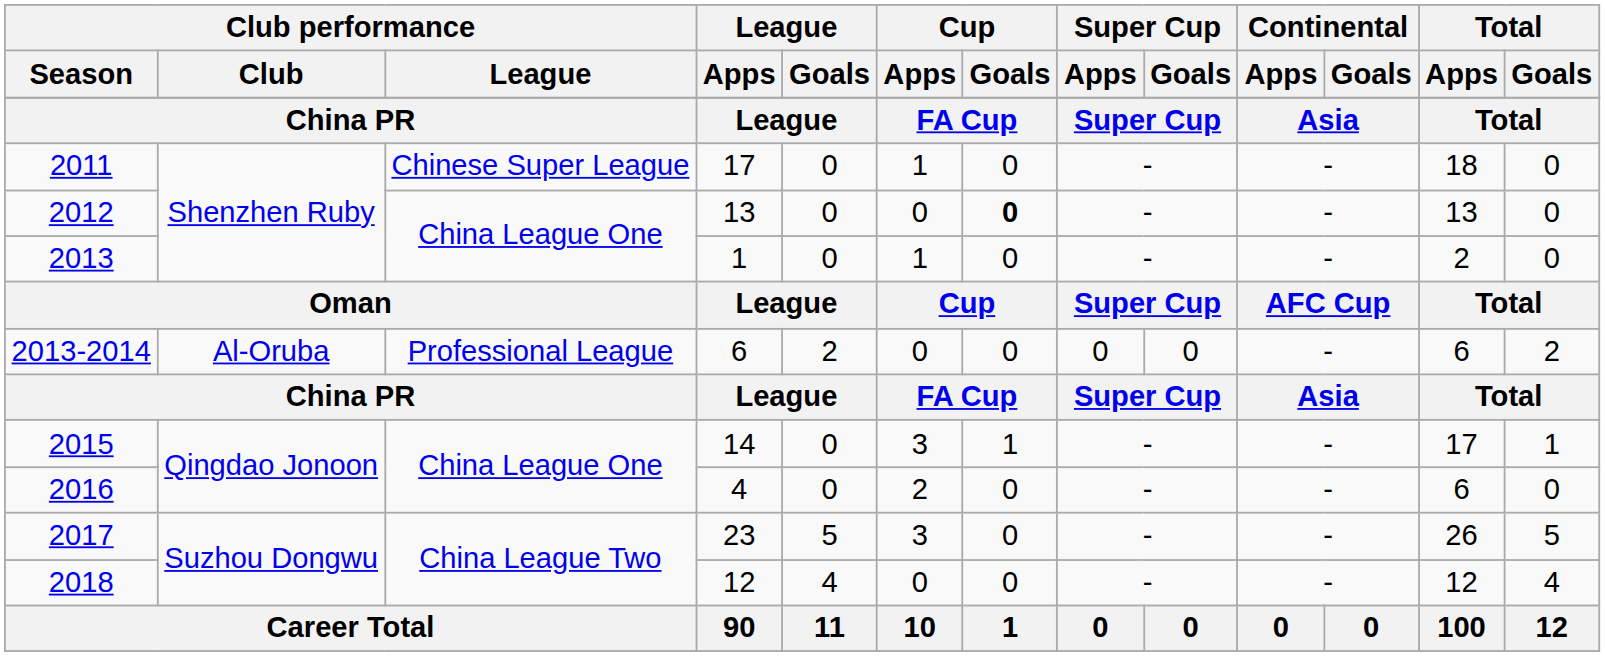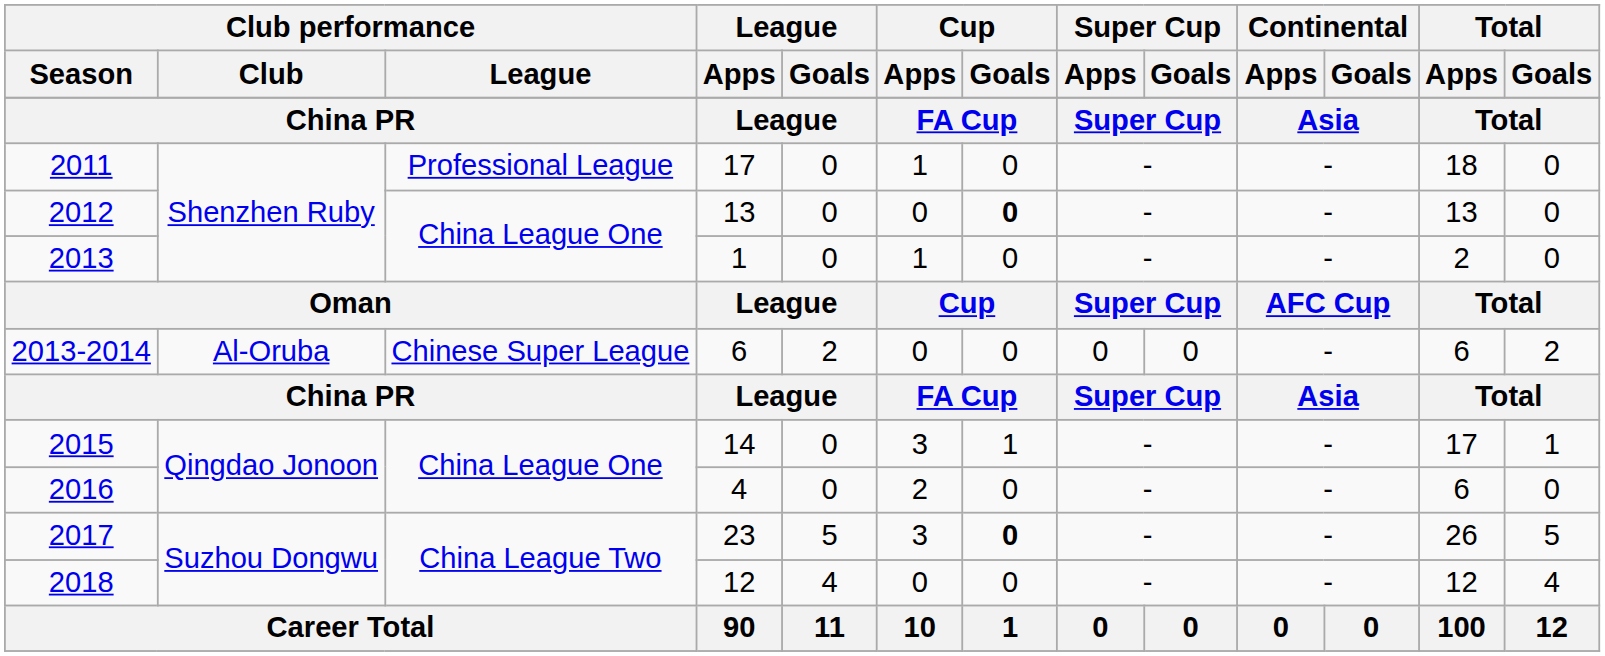(540, 166) Chinese Super League -> (540, 166) Professional League
(540, 350) Professional League -> (540, 350) Chinese Super League
(1010, 535) normal -> (1010, 535) bold
